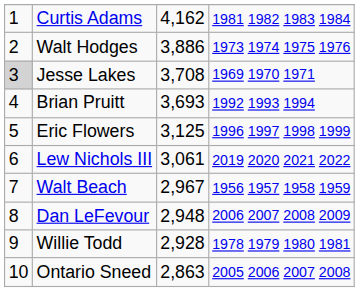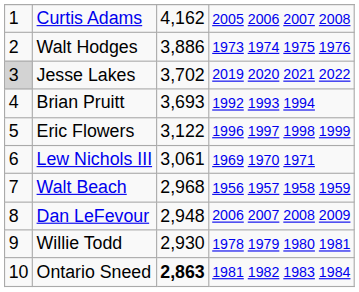(281, 19) 1981 1982 1983 1984 -> (281, 19) 2005 2006 2007 2008
(182, 74) 3,708 -> (182, 74) 3,702
(264, 75) 1969 1970 1971 -> (281, 75) 2019 2020 2021 2022
(182, 131) 3,125 -> (182, 131) 3,122
(281, 159) 2019 2020 2021 2022 -> (264, 159) 1969 1970 1971
(182, 187) 2,967 -> (182, 187) 2,968
(182, 243) 2,928 -> (182, 243) 2,930
(182, 272) normal -> (182, 272) bold
(281, 272) 2005 2006 2007 2008 -> (281, 272) 1981 1982 1983 1984
